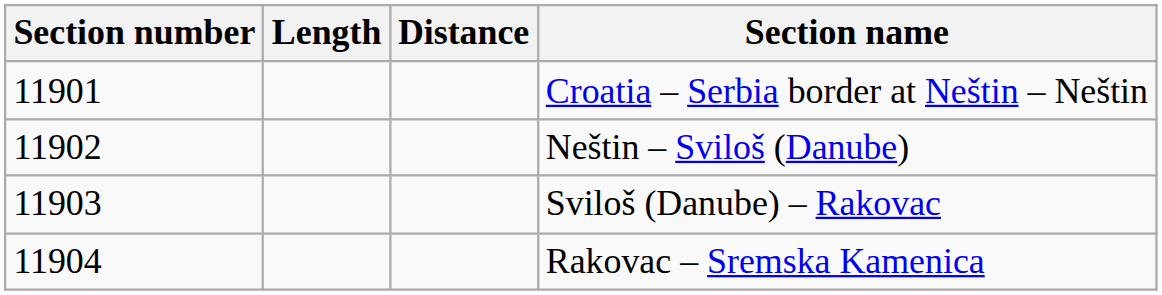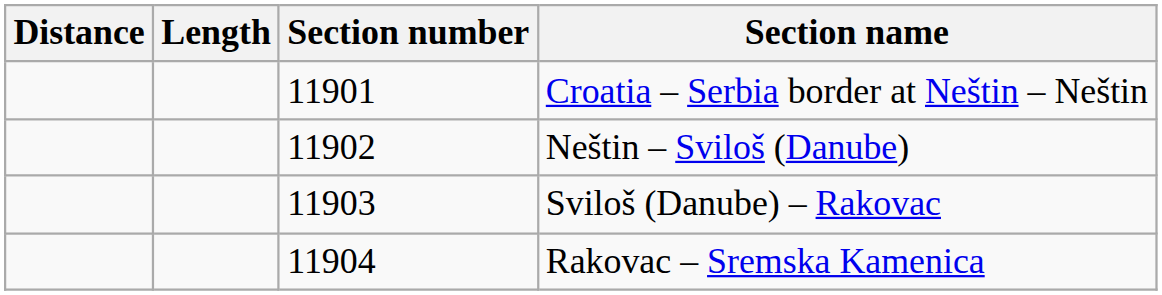columns swapped: (134, 32) <-> (464, 32)
